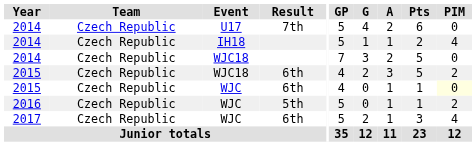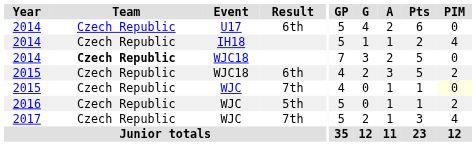(293, 27) 7th -> (293, 27) 6th
(126, 58) normal -> (126, 58) bold
(293, 88) 6th -> (293, 88) 7th
(293, 119) 6th -> (293, 119) 7th
